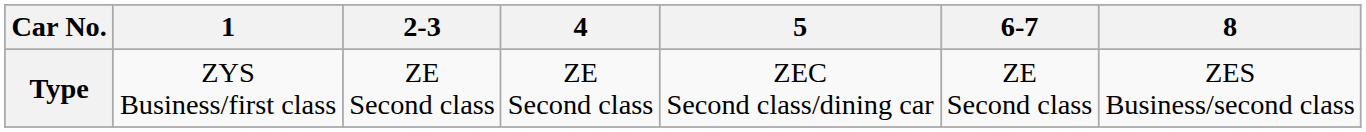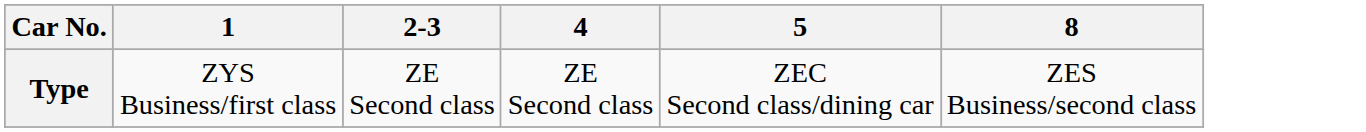- column: (1020, 26)
